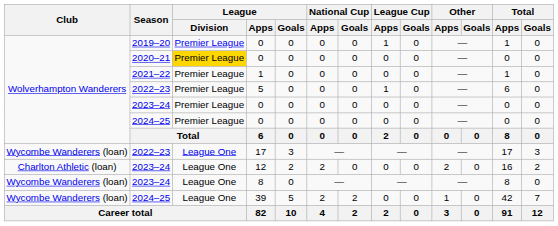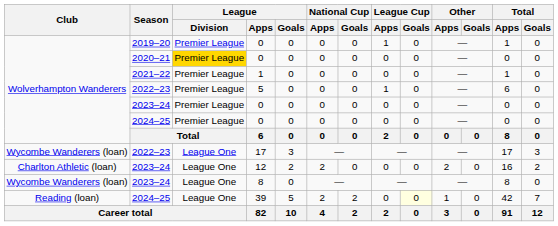(67, 197) Wycombe Wanderers (loan) -> (67, 197) Reading (loan)
(416, 197) no background -> (416, 197) lightyellow background
